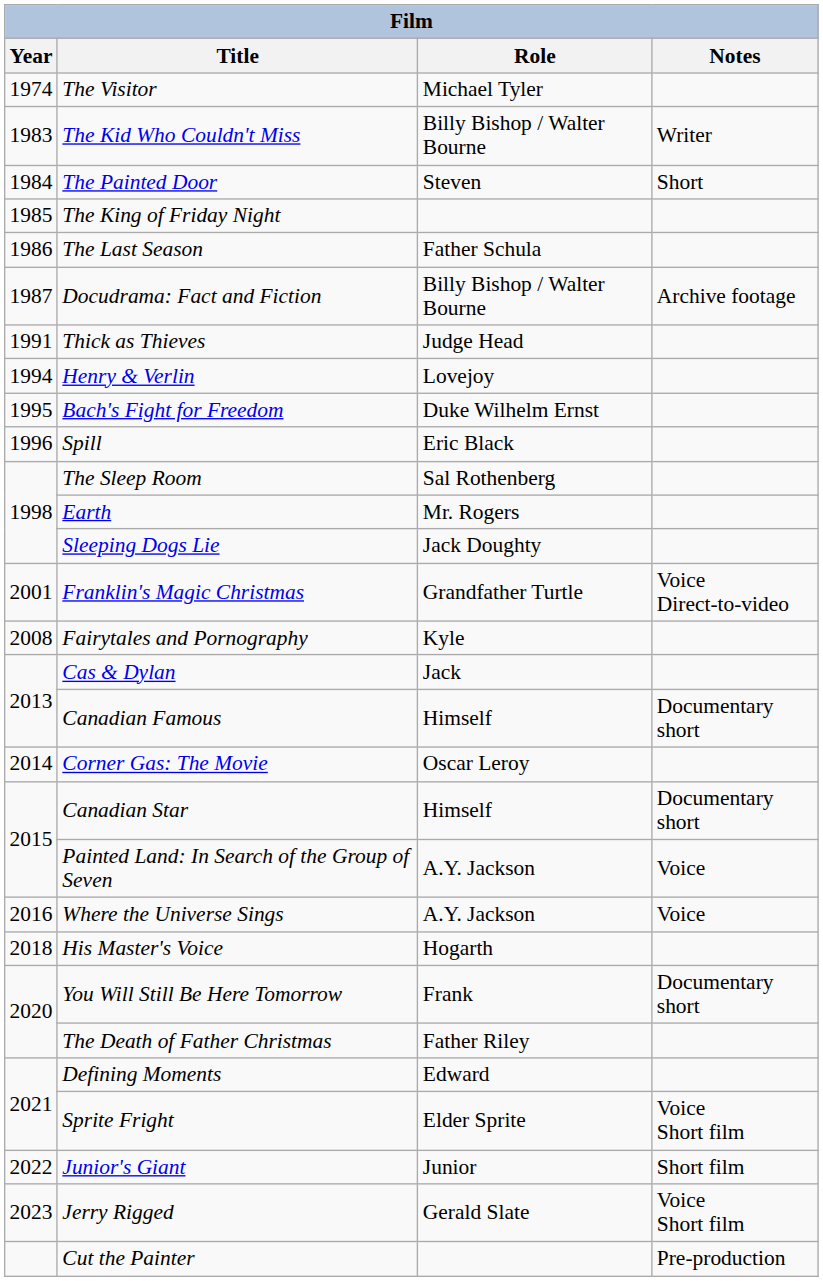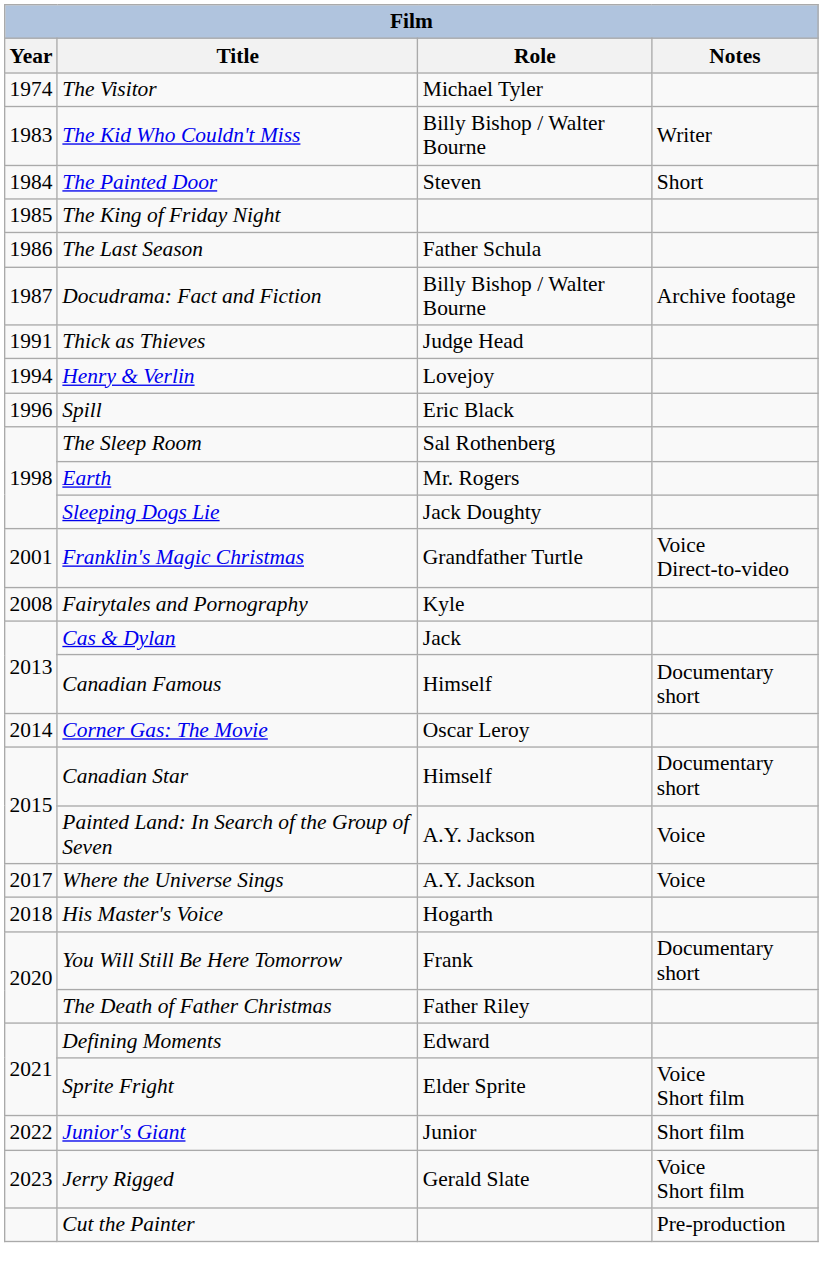- row: (173, 409)
(31, 914) 2016 -> (31, 880) 2017
